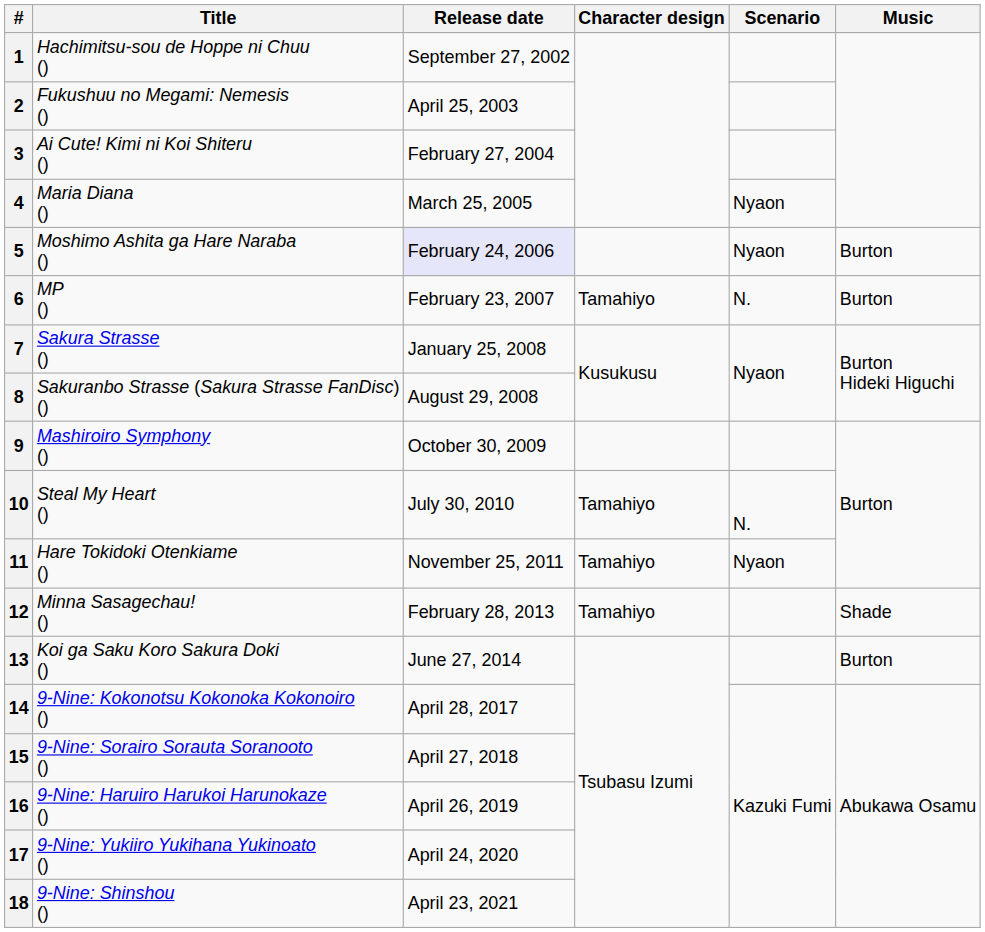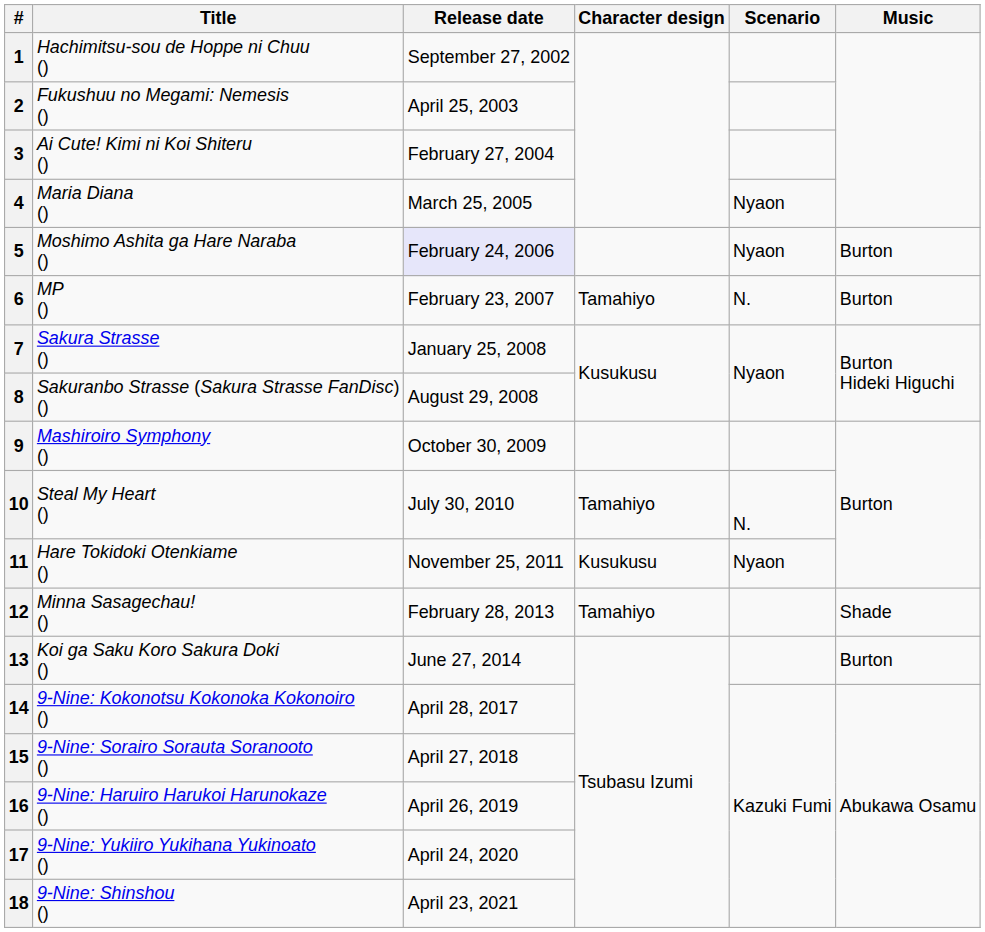(617, 563) Tamahiyo -> (618, 563) Kusukusu
